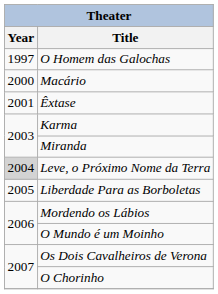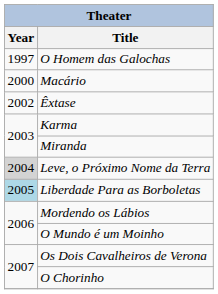(21, 103) 2001 -> (21, 103) 2002
(21, 190) no background -> (21, 190) lightblue background
